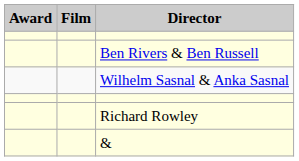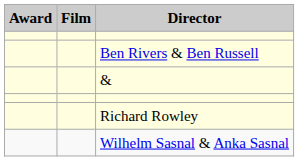rows swapped: (31, 80) <-> (31, 143)
